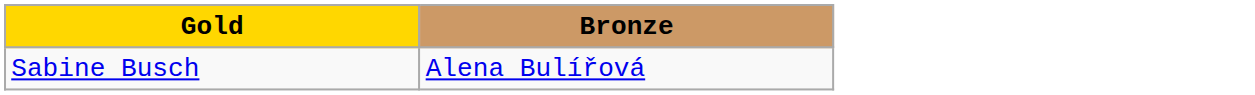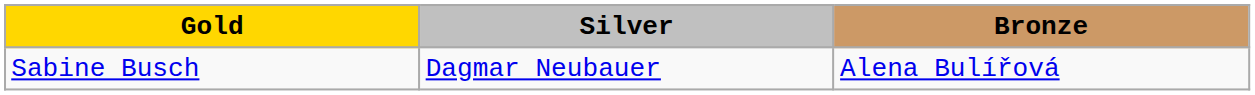+ column: (627, 26)
